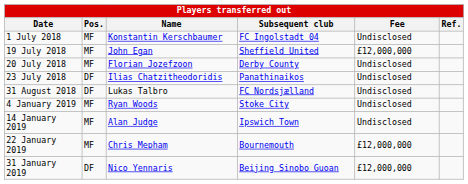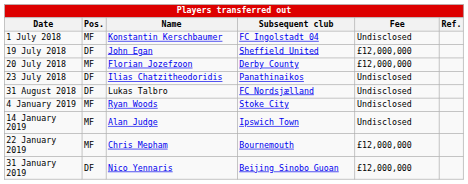(89, 51) MF -> (89, 51) DF
(384, 65) Undisclosed -> (384, 65) £12,000,000
